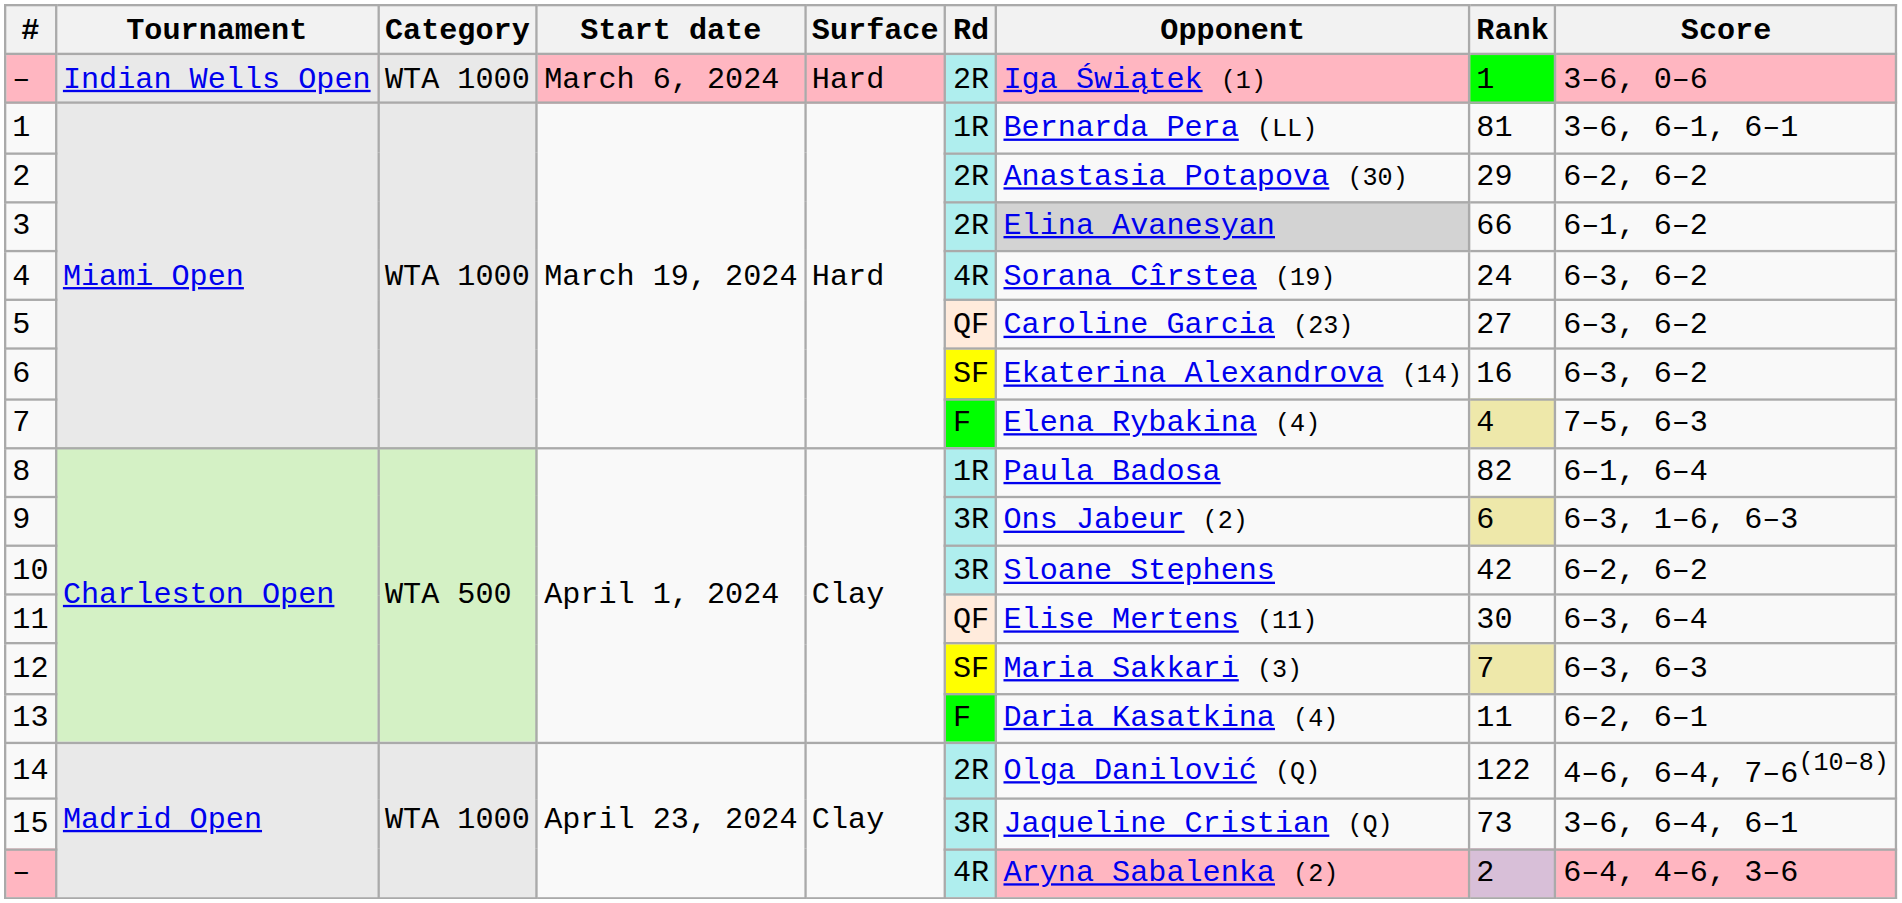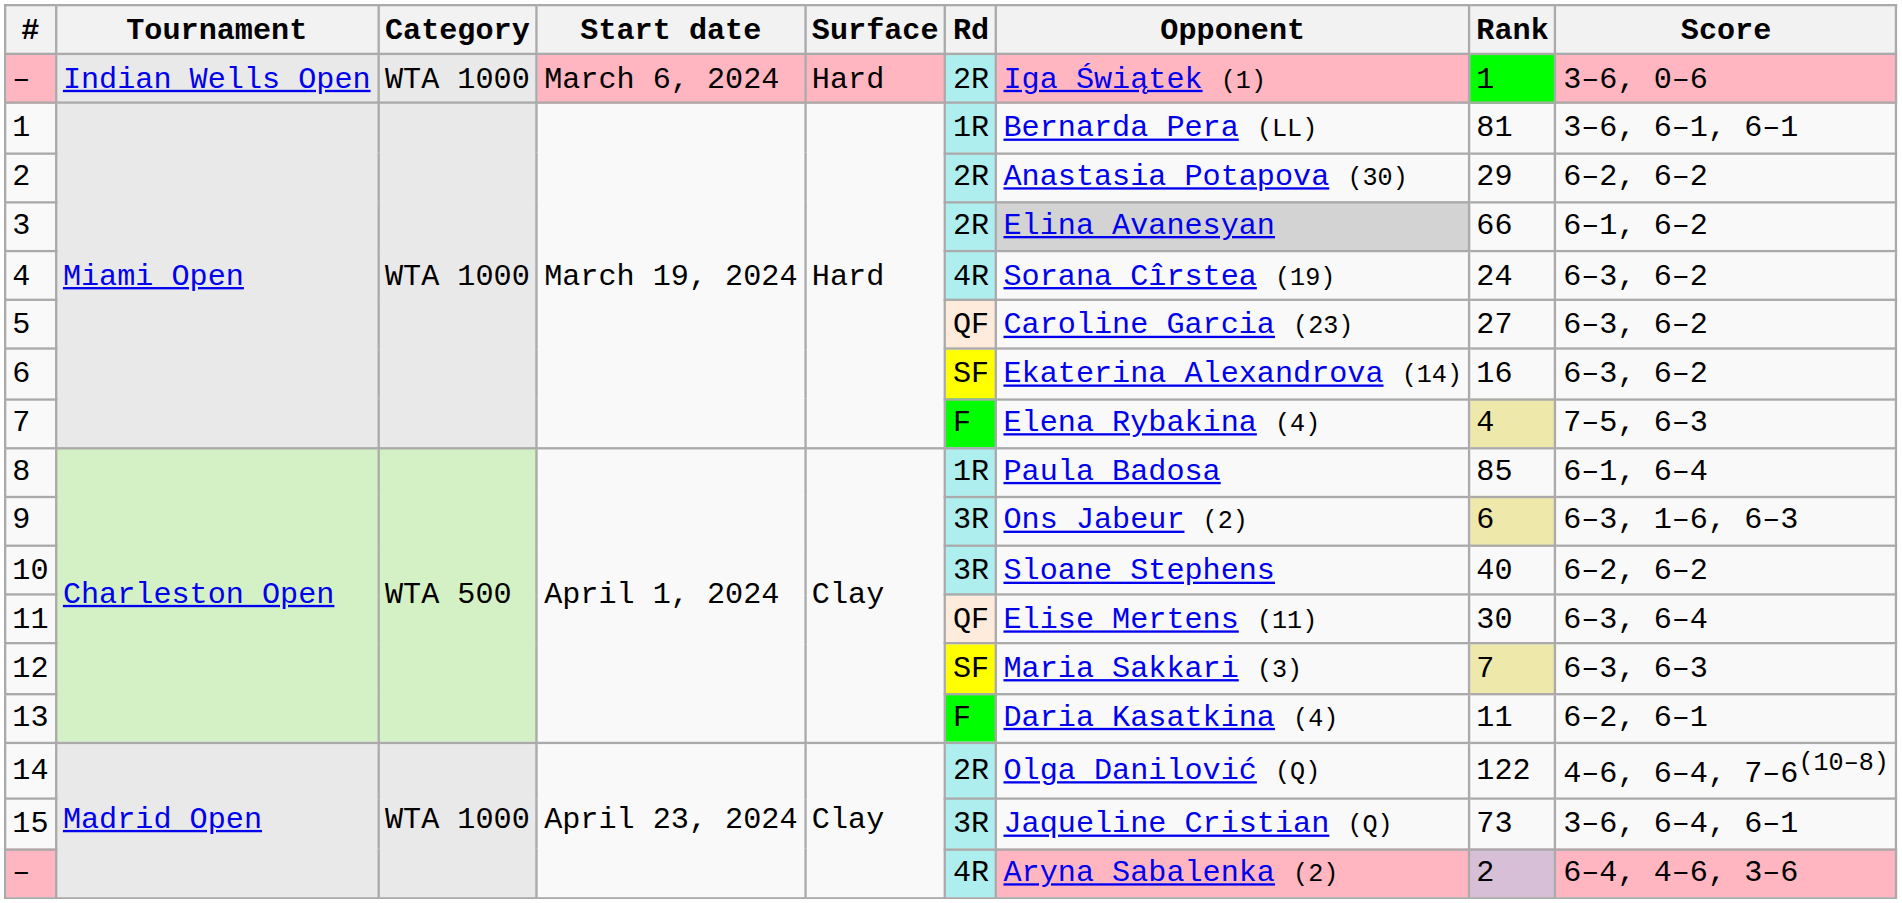(1494, 472) 82 -> (1494, 472) 85
(1494, 570) 42 -> (1494, 570) 40
